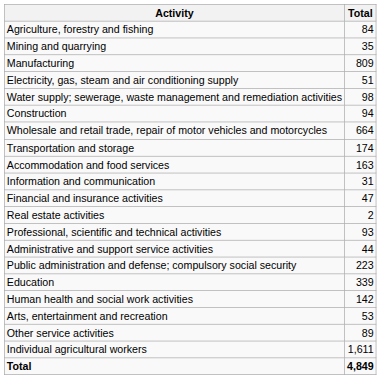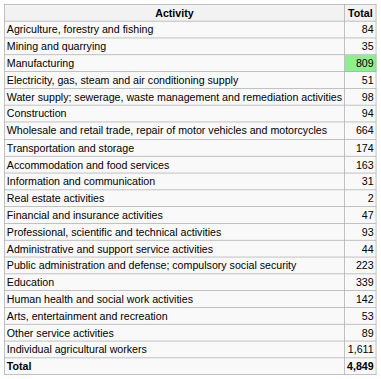(365, 63) no background -> (365, 63) lightgreen background
rows swapped: (85, 198) <-> (56, 215)
